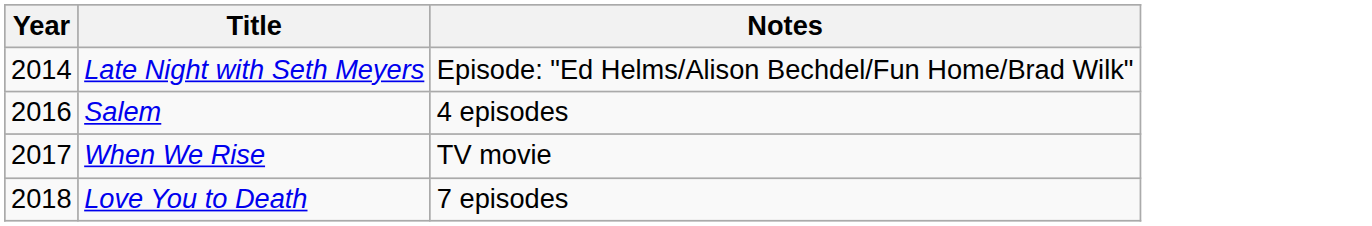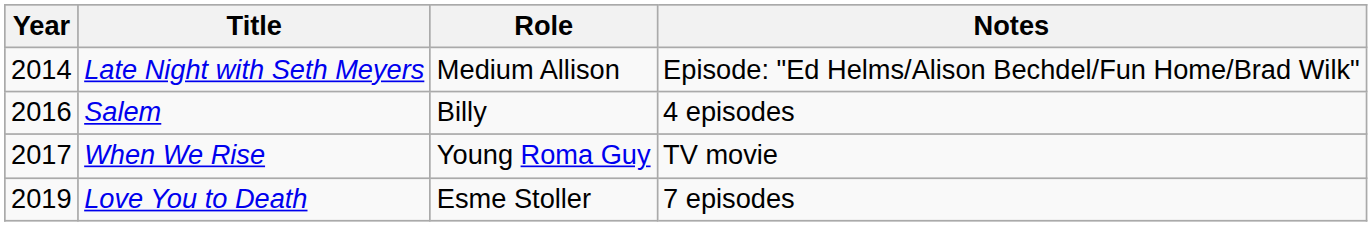+ column: (544, 26)
(41, 198) 2018 -> (41, 198) 2019
